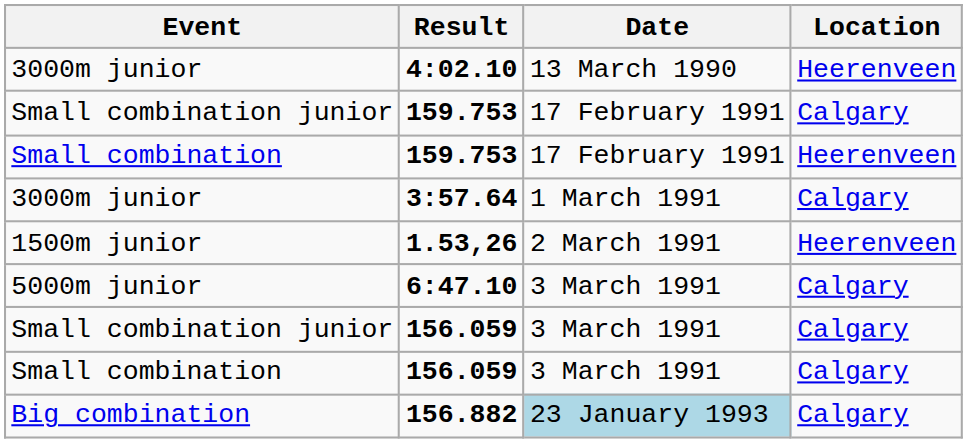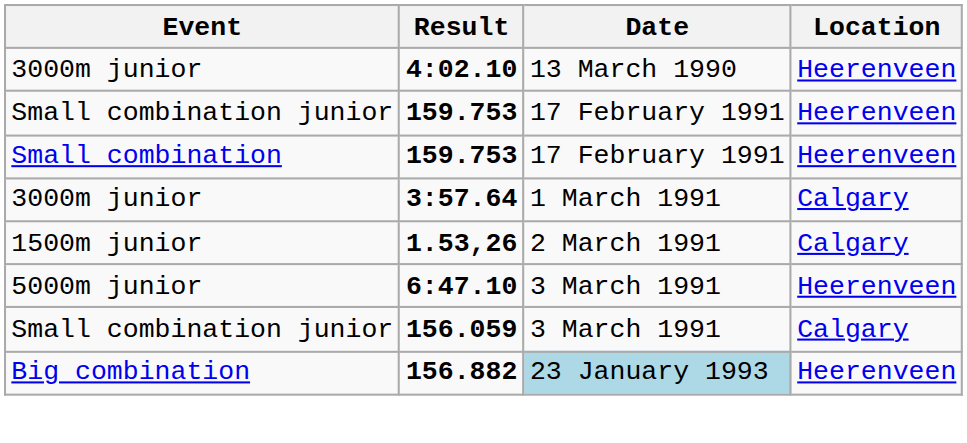(853, 113) Calgary -> (877, 113) Heerenveen
(877, 243) Heerenveen -> (853, 243) Calgary
(853, 286) Calgary -> (877, 286) Heerenveen
- row: (147, 372)
(853, 416) Calgary -> (877, 372) Heerenveen
